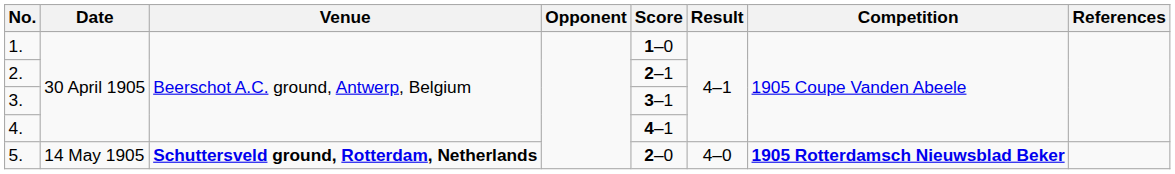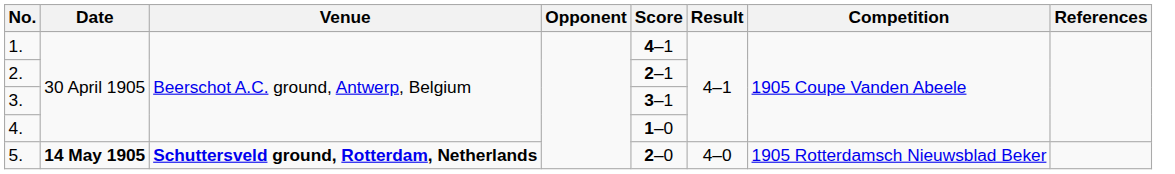(659, 45) 1–0 -> (659, 45) 4–1
(659, 127) 4–1 -> (659, 127) 1–0
(94, 155) normal -> (95, 155) bold
(908, 155) bold -> (899, 155) normal
